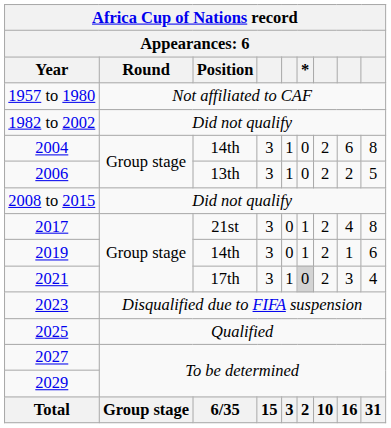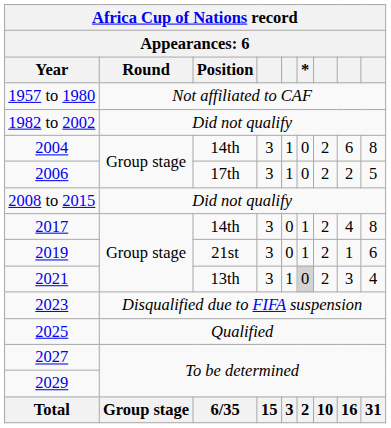(225, 174) 13th -> (225, 174) 17th
(225, 226) 21st -> (225, 226) 14th
(225, 252) 14th -> (225, 252) 21st
(225, 278) 17th -> (225, 278) 13th
